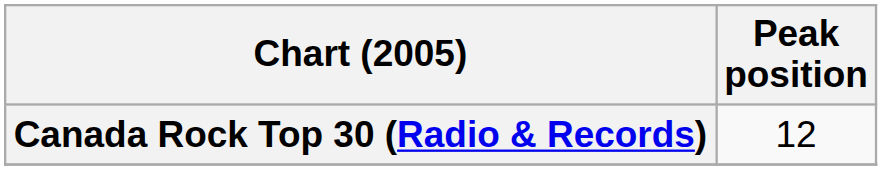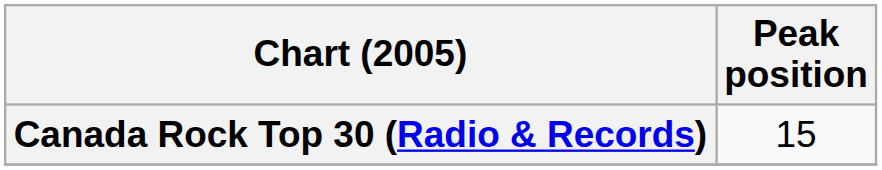(796, 134) 12 -> (796, 134) 15
